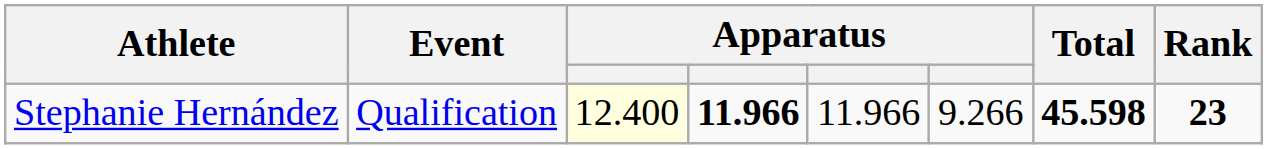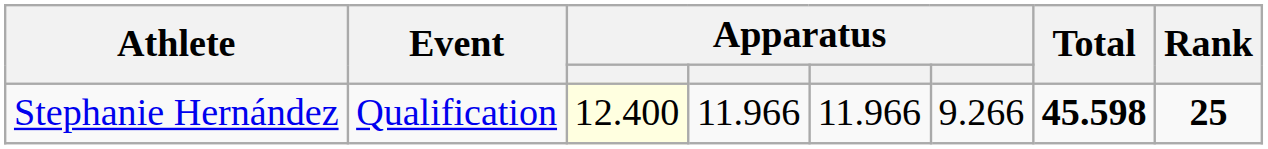(748, 112) bold -> (749, 112) normal
(1208, 112) 23 -> (1209, 112) 25
